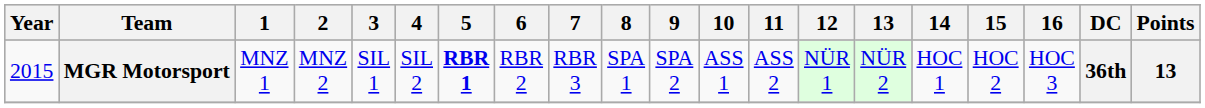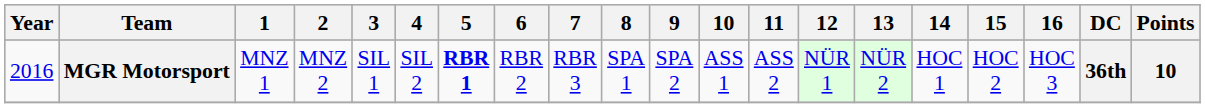(32, 70) 2015 -> (32, 70) 2016
(1166, 70) 13 -> (1166, 70) 10
